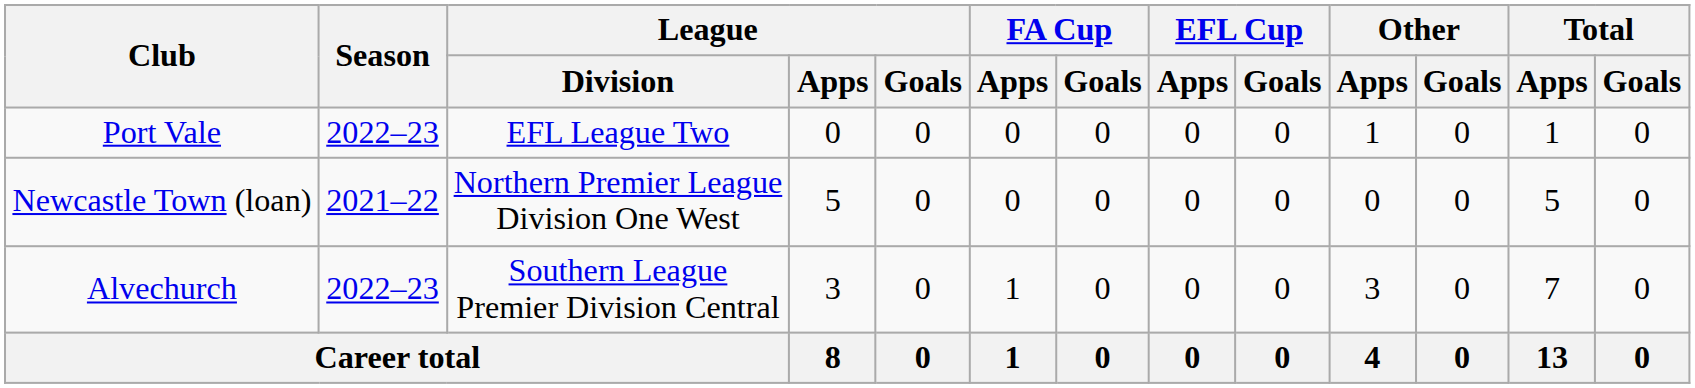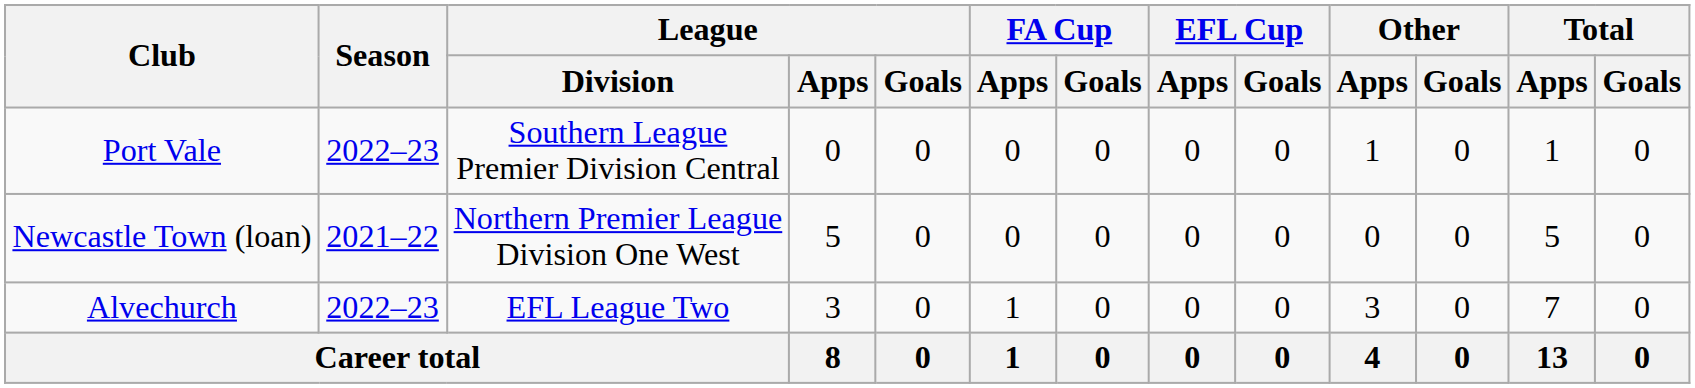(618, 132) EFL League Two -> (618, 150) Southern League Premier Division Central
(618, 288) Southern League Premier Division Central -> (618, 306) EFL League Two
